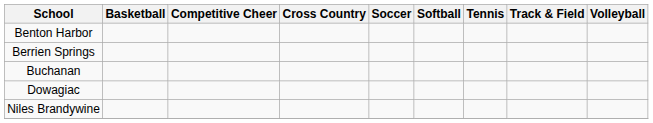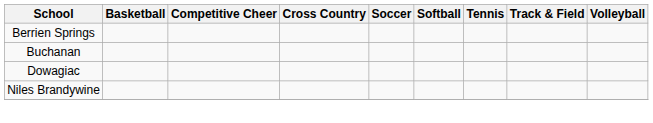- row: (53, 33)
